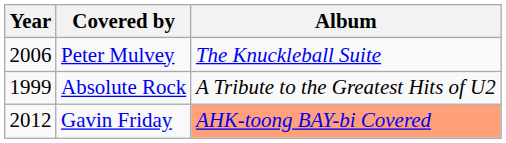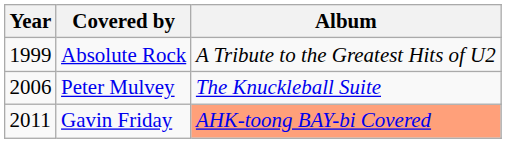rows swapped: (124, 87) <-> (118, 54)
(30, 120) 2012 -> (30, 120) 2011
